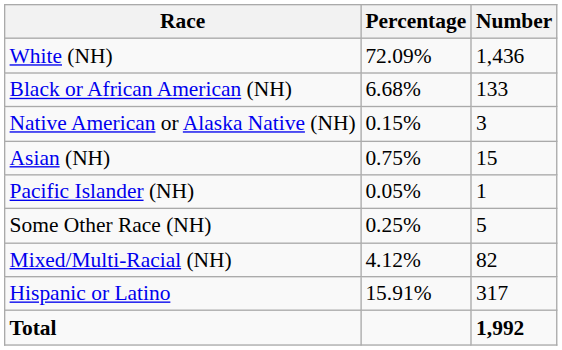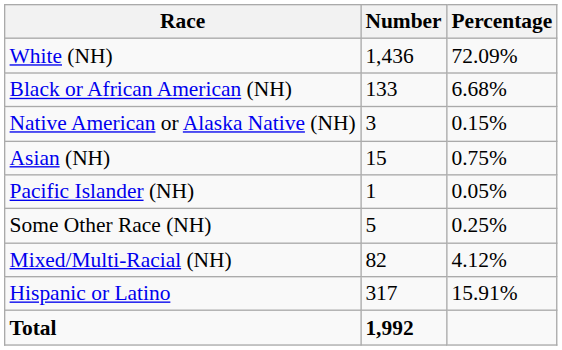columns swapped: (514, 21) <-> (416, 21)
